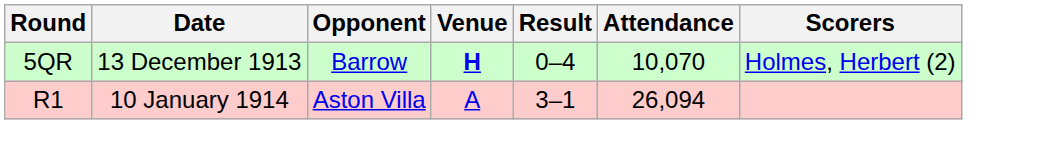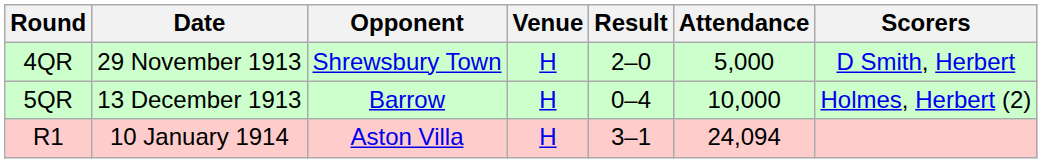+ row: (48, 61)
(472, 61) bold -> (548, 99) normal
(668, 61) 10,070 -> (744, 99) 10,000
(472, 99) A -> (548, 137) H
(668, 99) 26,094 -> (744, 137) 24,094
